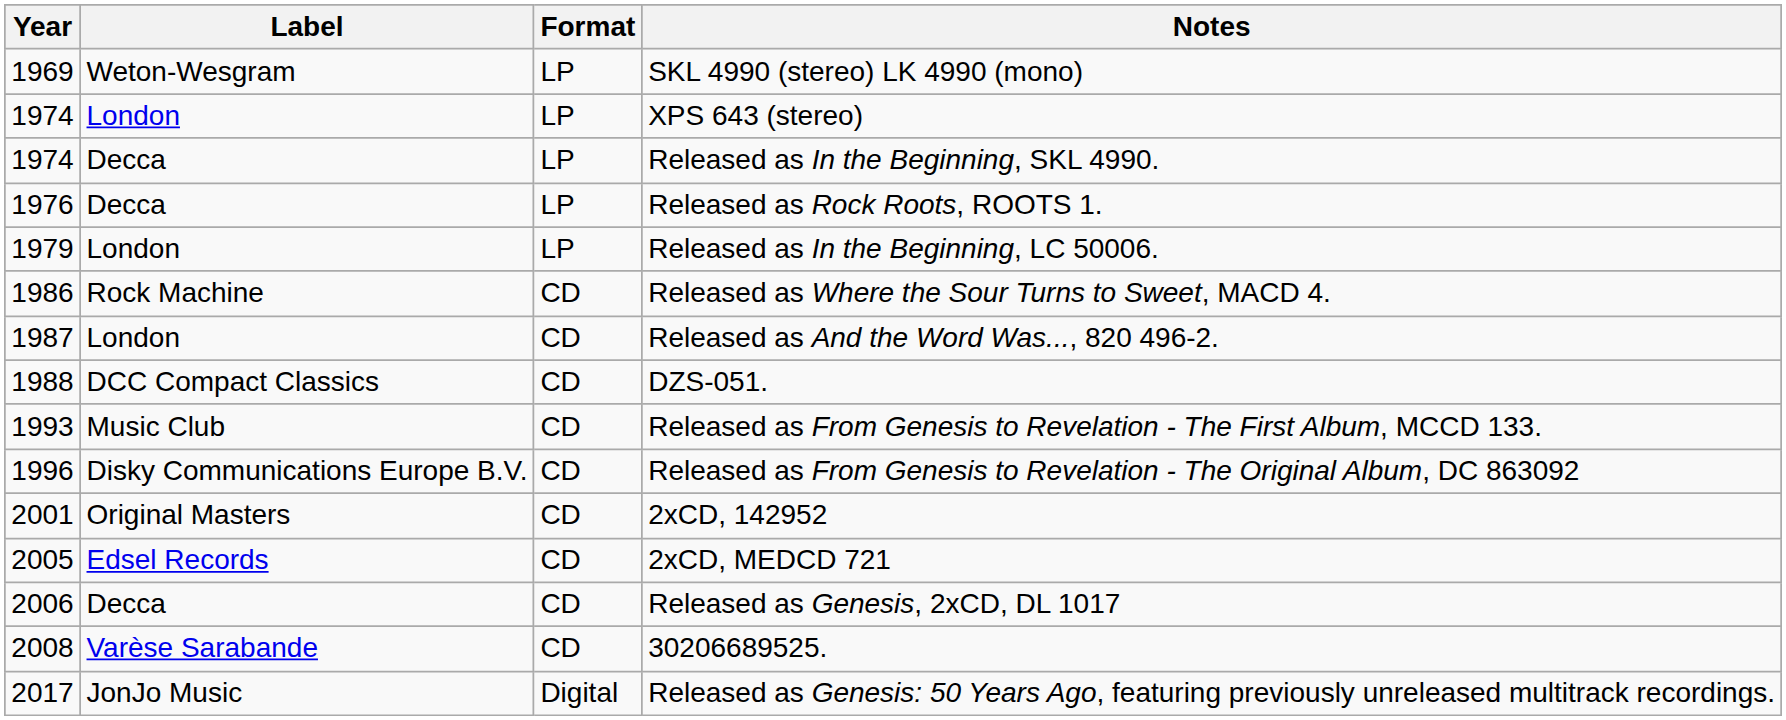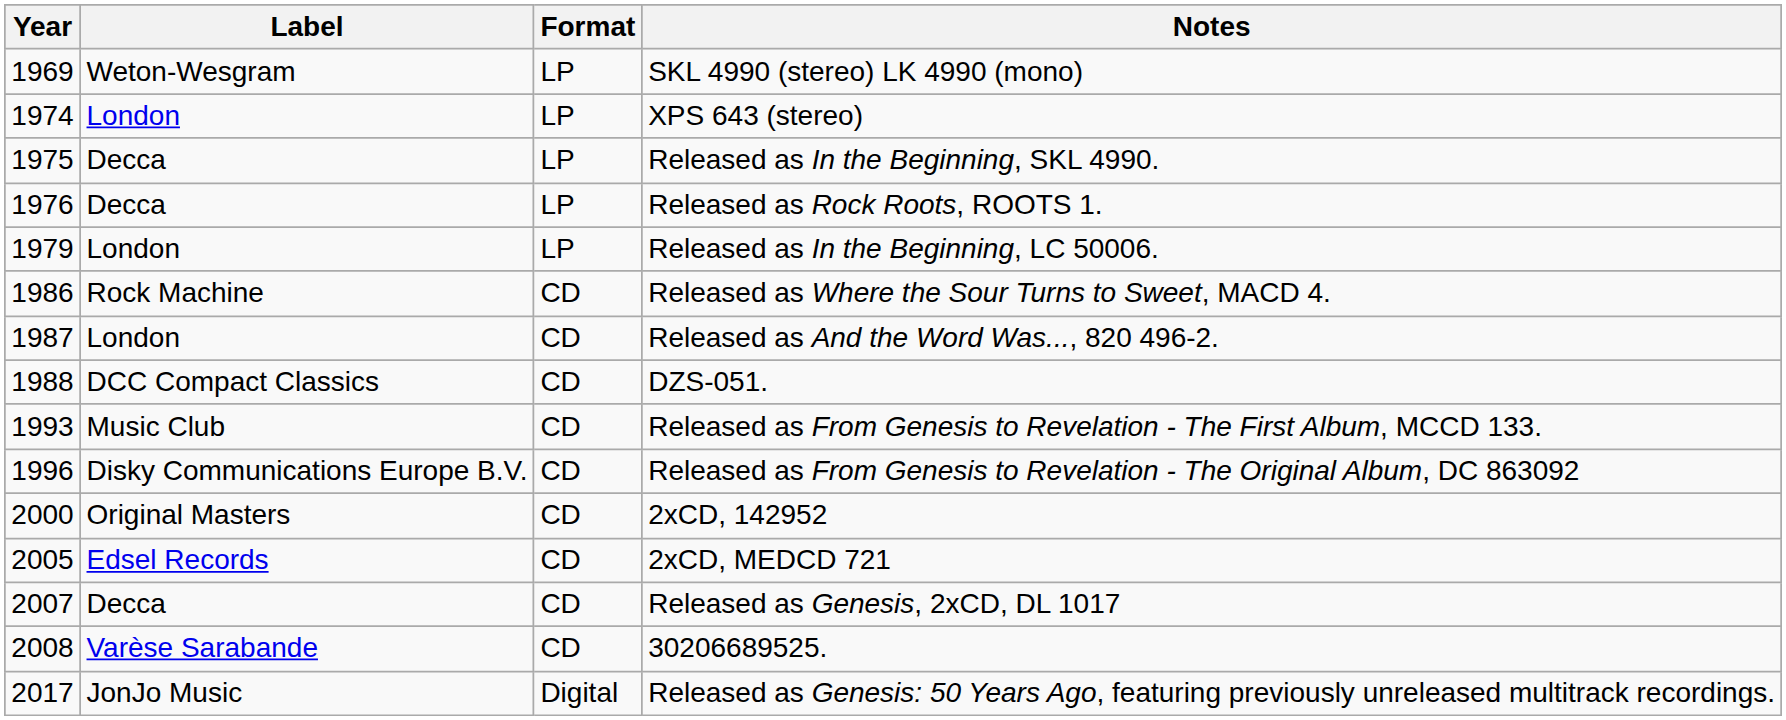(42, 159) 1974 -> (42, 159) 1975
(42, 515) 2001 -> (42, 515) 2000
(42, 603) 2006 -> (42, 603) 2007
